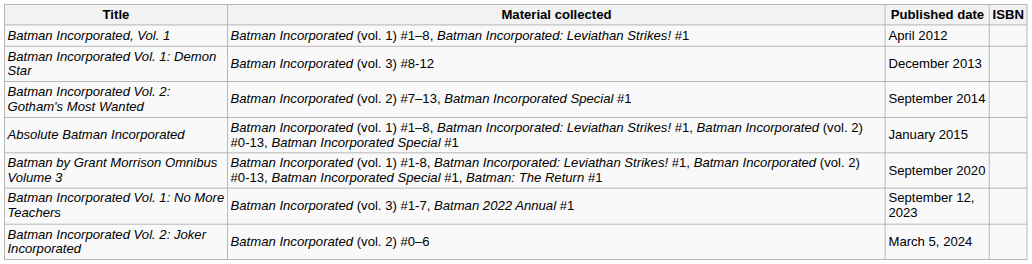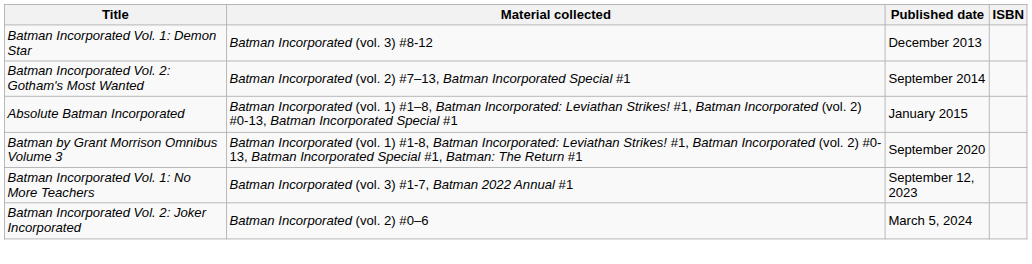- row: (89, 35)
